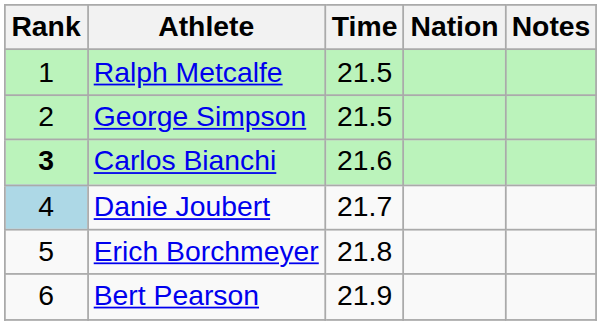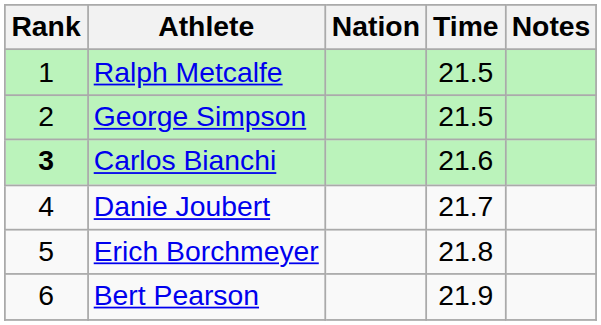columns swapped: (455, 26) <-> (365, 26)
(46, 206) lightblue background -> (46, 206) no background
